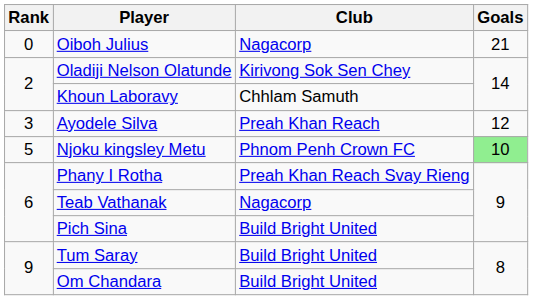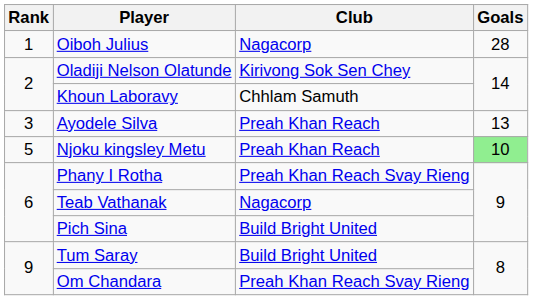(29, 44) 0 -> (29, 44) 1
(500, 44) 21 -> (500, 44) 28
(500, 123) 12 -> (500, 123) 13
(327, 149) Phnom Penh Crown FC -> (310, 149) Preah Khan Reach
(308, 281) Build Bright United -> (354, 281) Preah Khan Reach Svay Rieng
